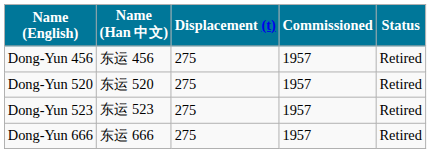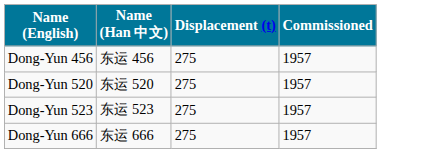- column: (401, 25)
